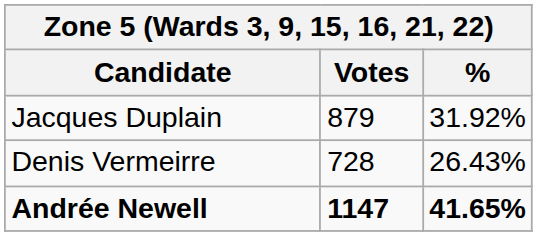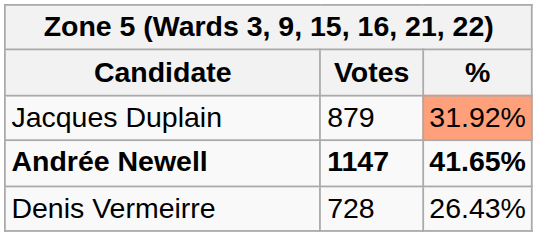(478, 117) no background -> (478, 117) lightsalmon background
rows swapped: (110, 207) <-> (114, 162)
